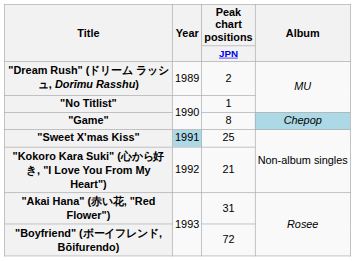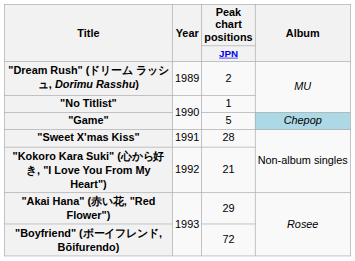(228, 121) 8 -> (228, 121) 5
(187, 138) lightblue background -> (187, 138) no background
(228, 138) 25 -> (228, 138) 28
(228, 208) 31 -> (228, 208) 29
